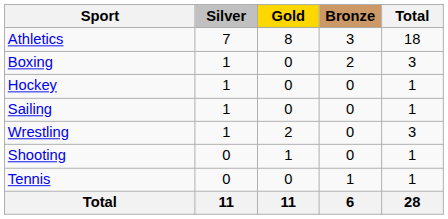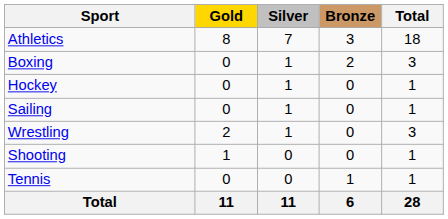columns swapped: (288, 16) <-> (226, 16)
